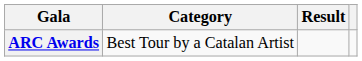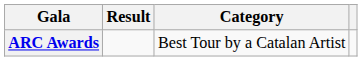columns swapped: (200, 17) <-> (323, 17)
